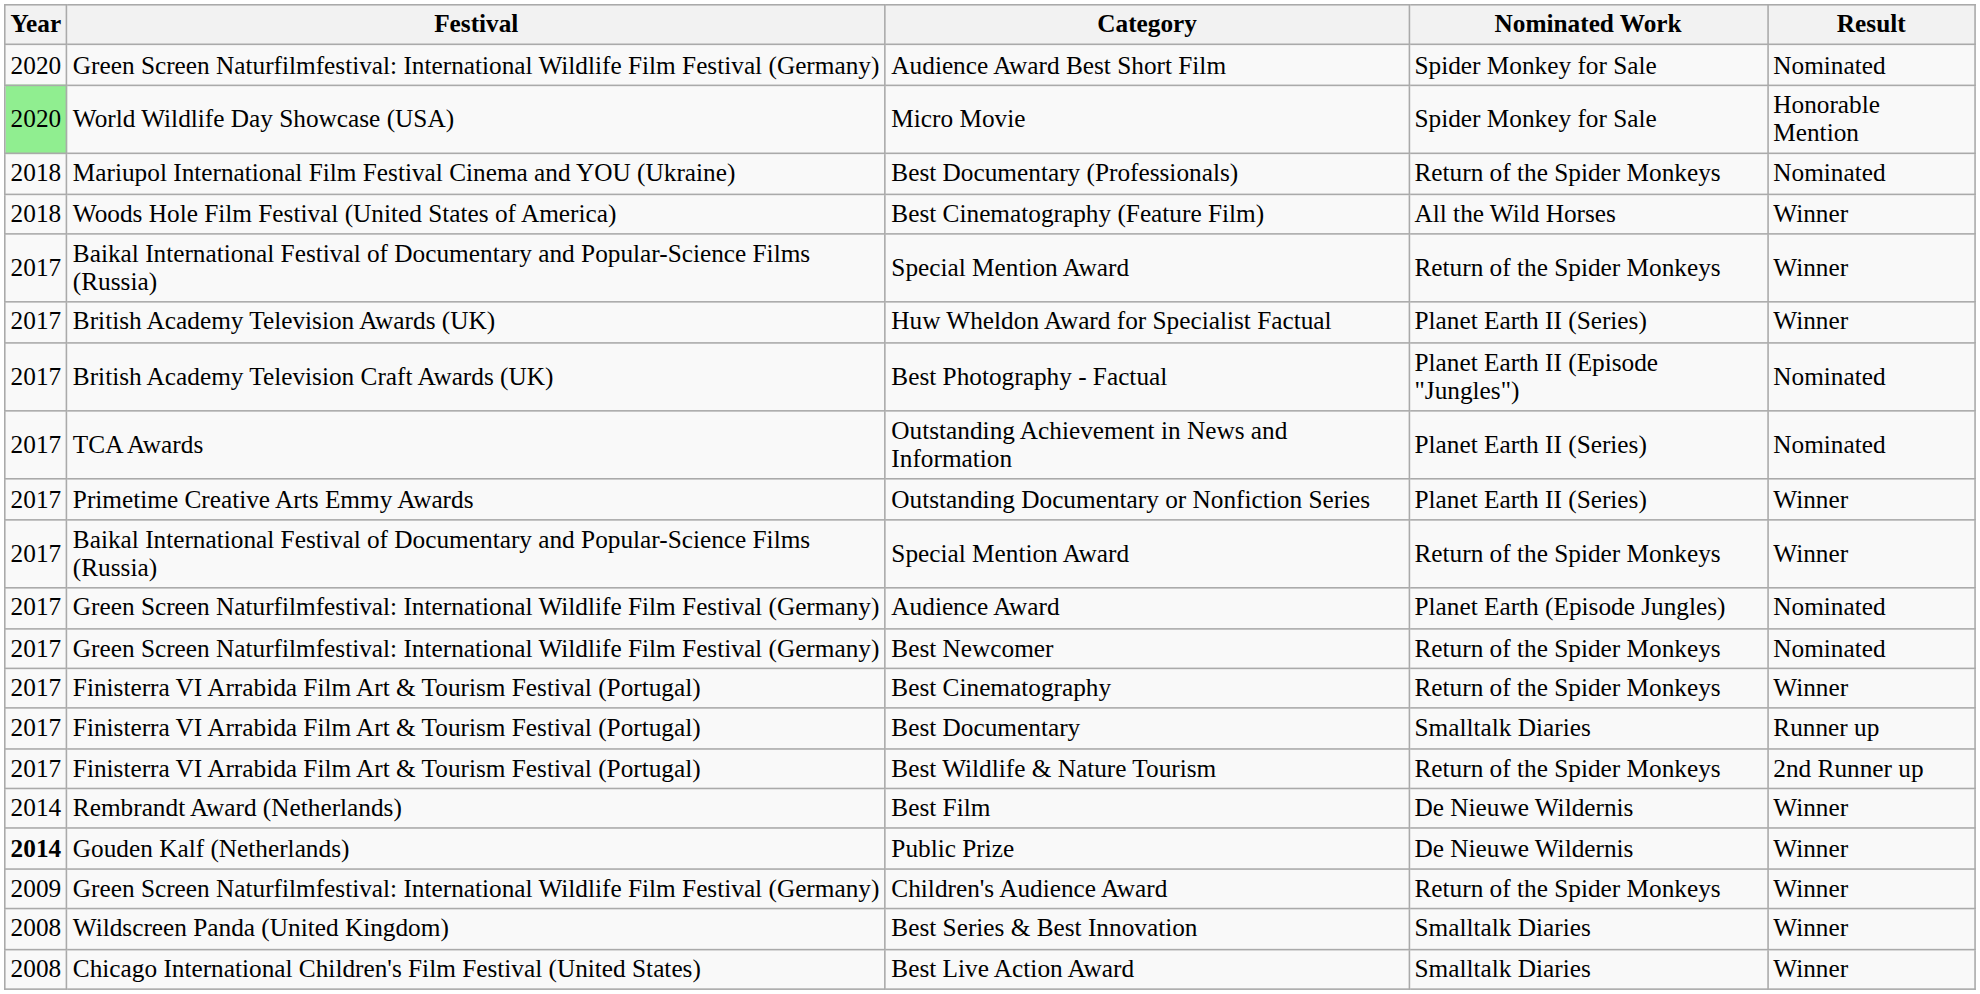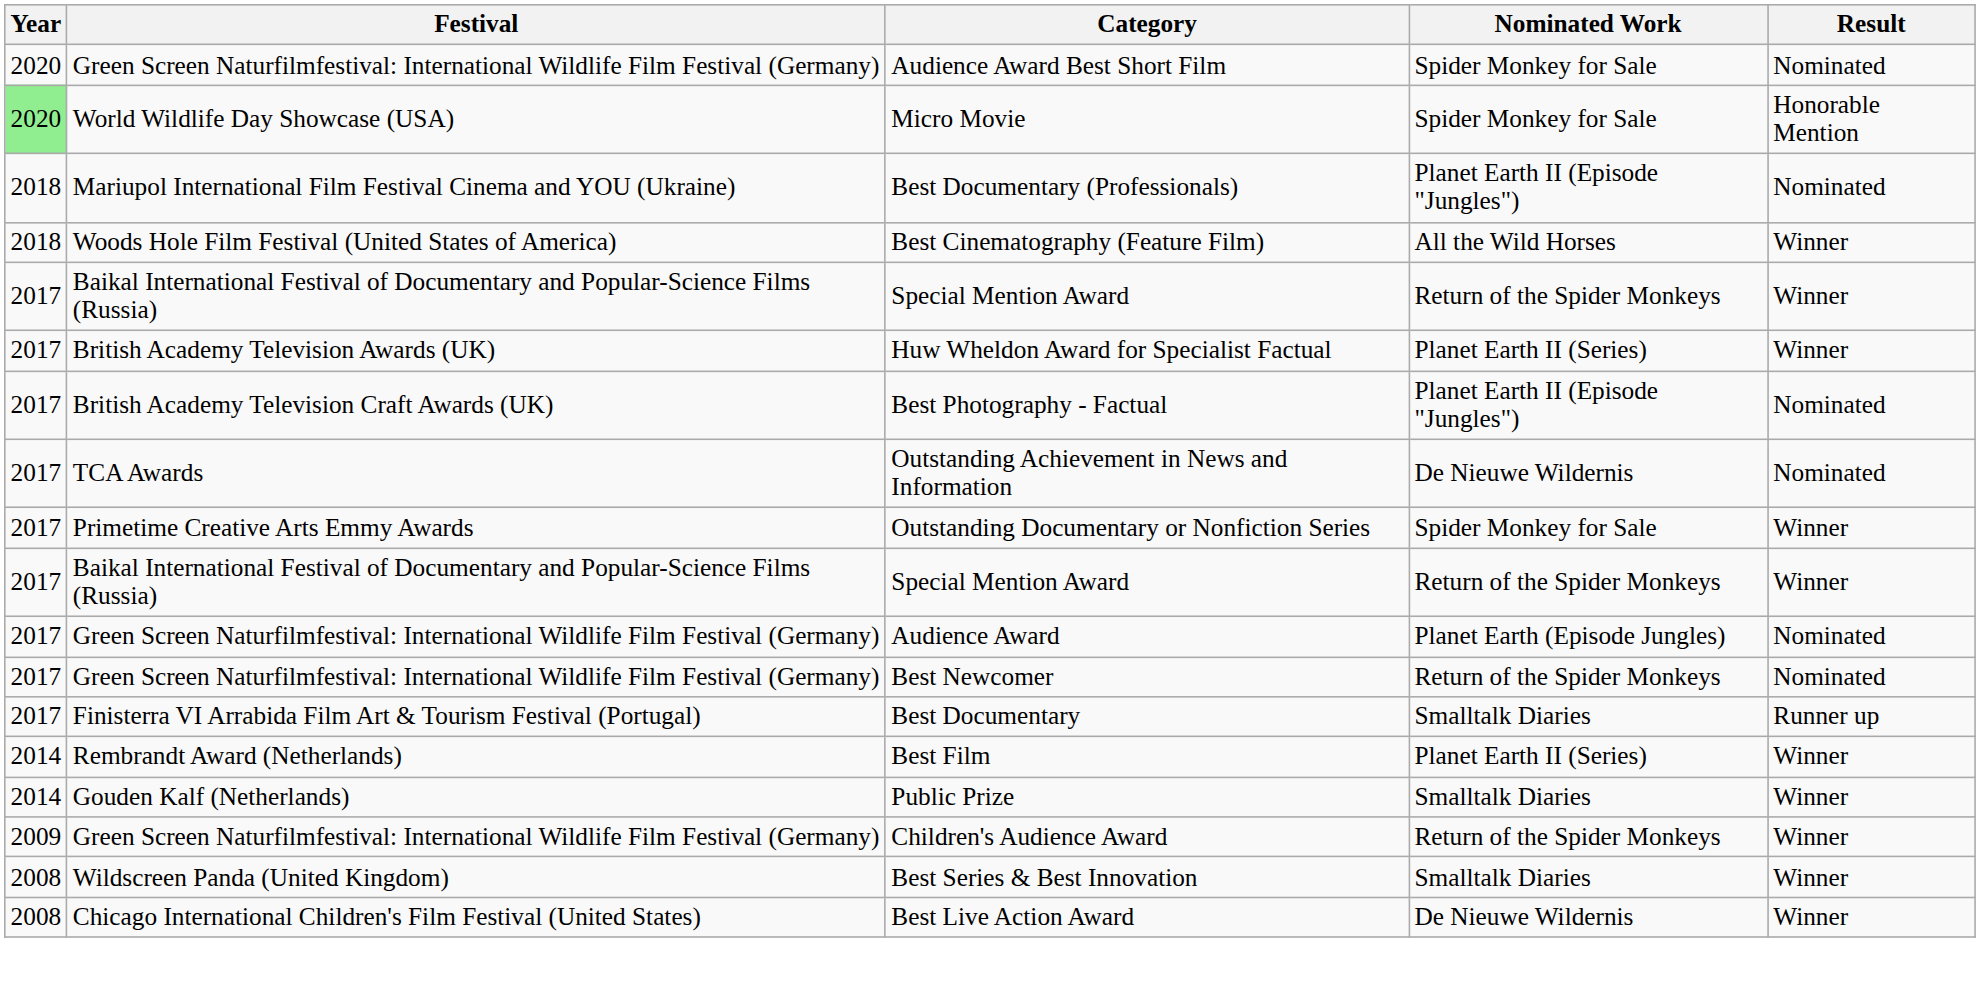(1568, 173) Return of the Spider Monkeys -> (1536, 187) Planet Earth II (Episode "Jungles")
(1531, 444) Planet Earth II (Series) -> (1524, 473) De Nieuwe Wildernis
(1531, 499) Planet Earth II (Series) -> (1536, 527) Spider Monkey for Sale
- row: (387, 687)
- row: (387, 768)
(1524, 808) De Nieuwe Wildernis -> (1531, 756) Planet Earth II (Series)
(36, 848) bold -> (36, 796) normal
(1524, 848) De Nieuwe Wildernis -> (1503, 796) Smalltalk Diaries
(1503, 968) Smalltalk Diaries -> (1524, 916) De Nieuwe Wildernis
